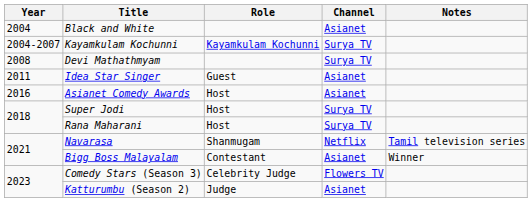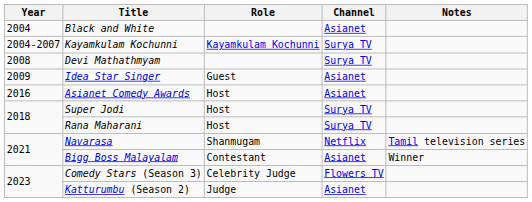(19, 77) 2011 -> (19, 77) 2009
